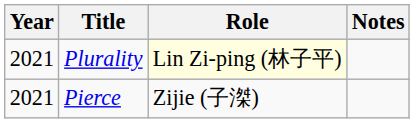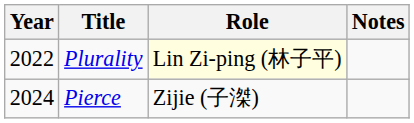(32, 59) 2021 -> (32, 59) 2022
(32, 98) 2021 -> (32, 98) 2024
